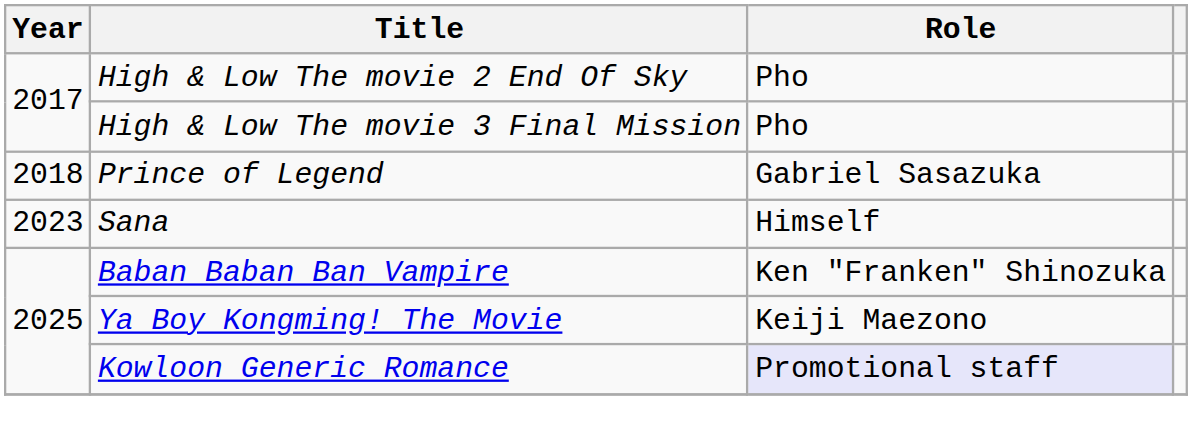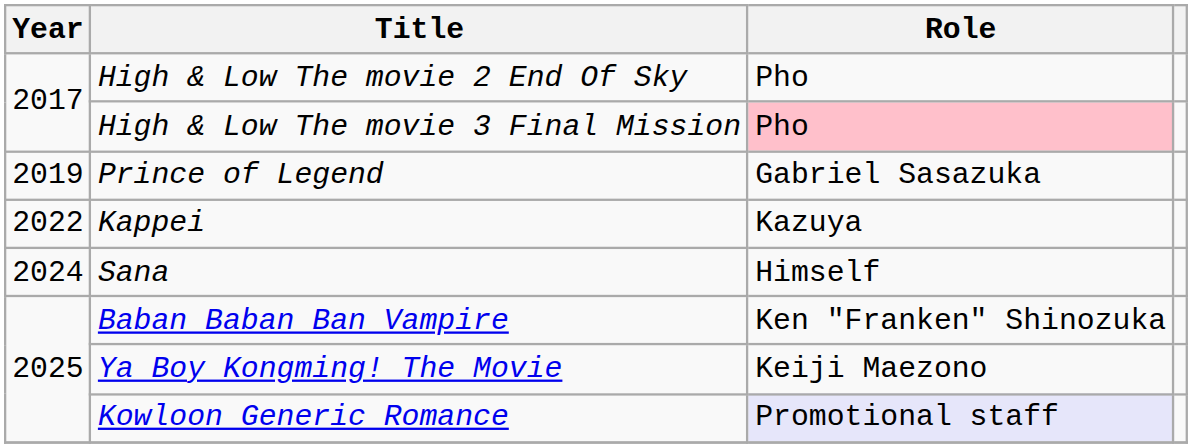(782, 126) no background -> (782, 126) pink background
(48, 175) 2018 -> (48, 175) 2019
+ row: (151, 223)
(48, 223) 2023 -> (48, 272) 2024
